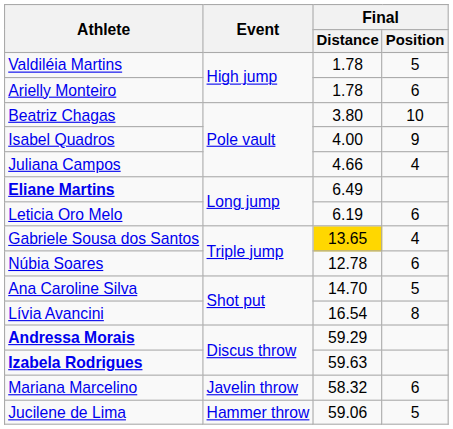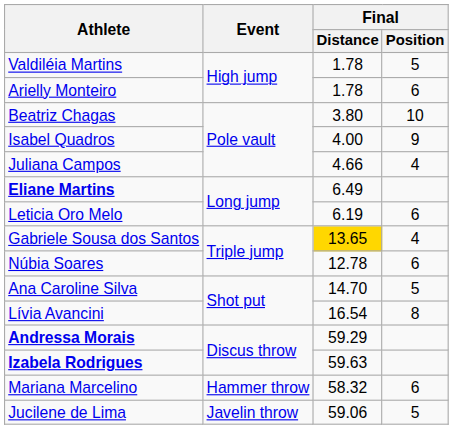(252, 388) Javelin throw -> (258, 388) Hammer throw
(258, 413) Hammer throw -> (252, 413) Javelin throw
